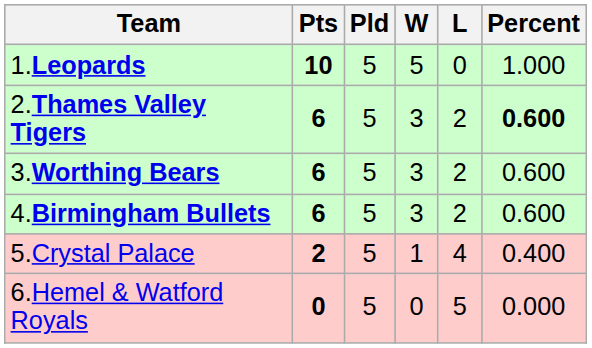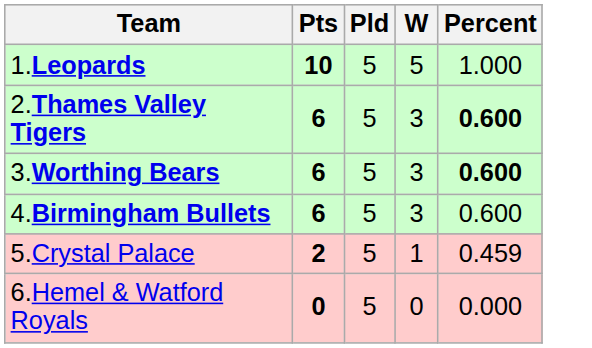- column: (460, 24)
(534, 173) normal -> (490, 173) bold
(534, 253) 0.400 -> (490, 253) 0.459
